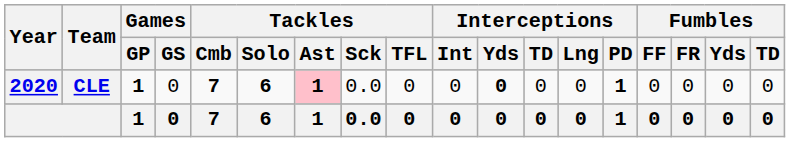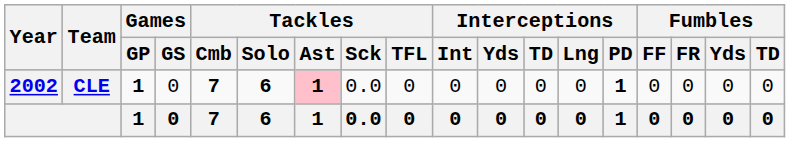(34, 87) 2020 -> (34, 87) 2002
(501, 87) bold -> (501, 87) normal
